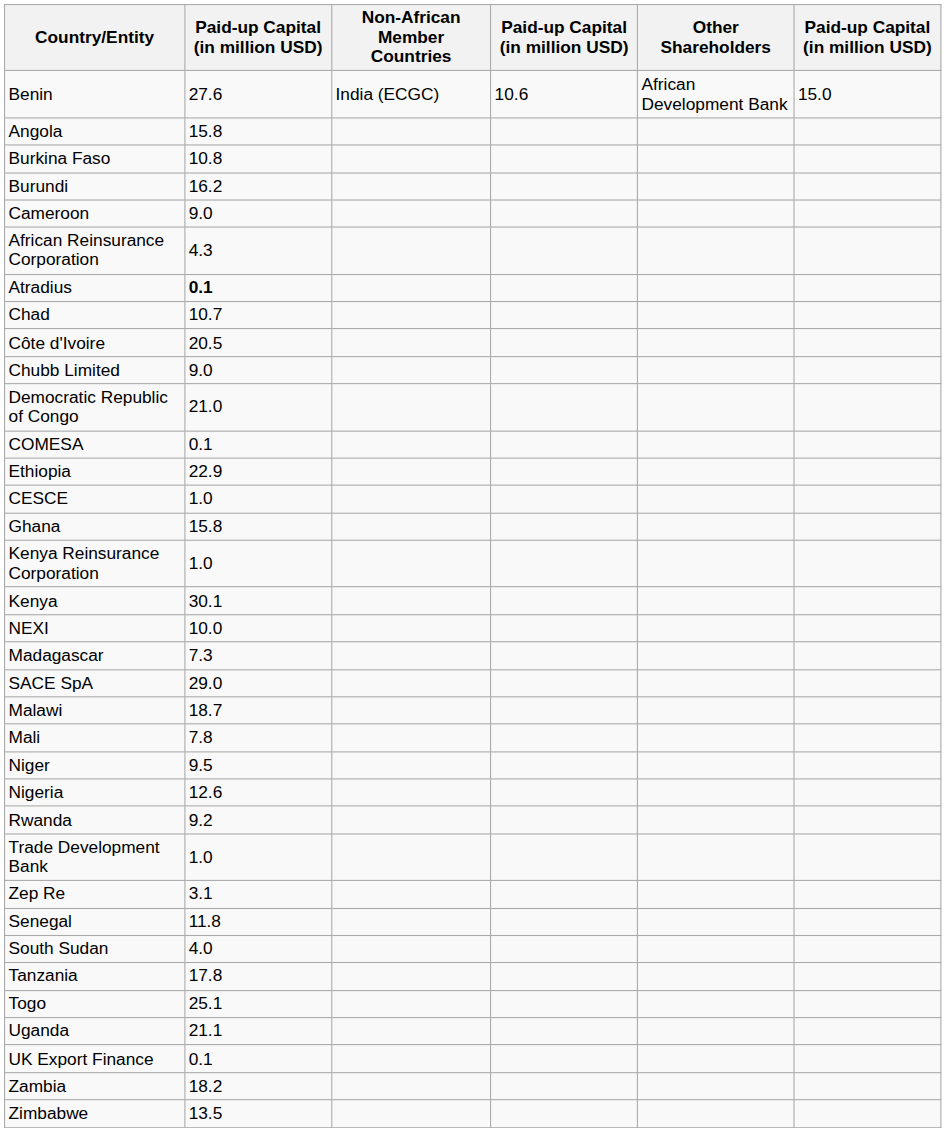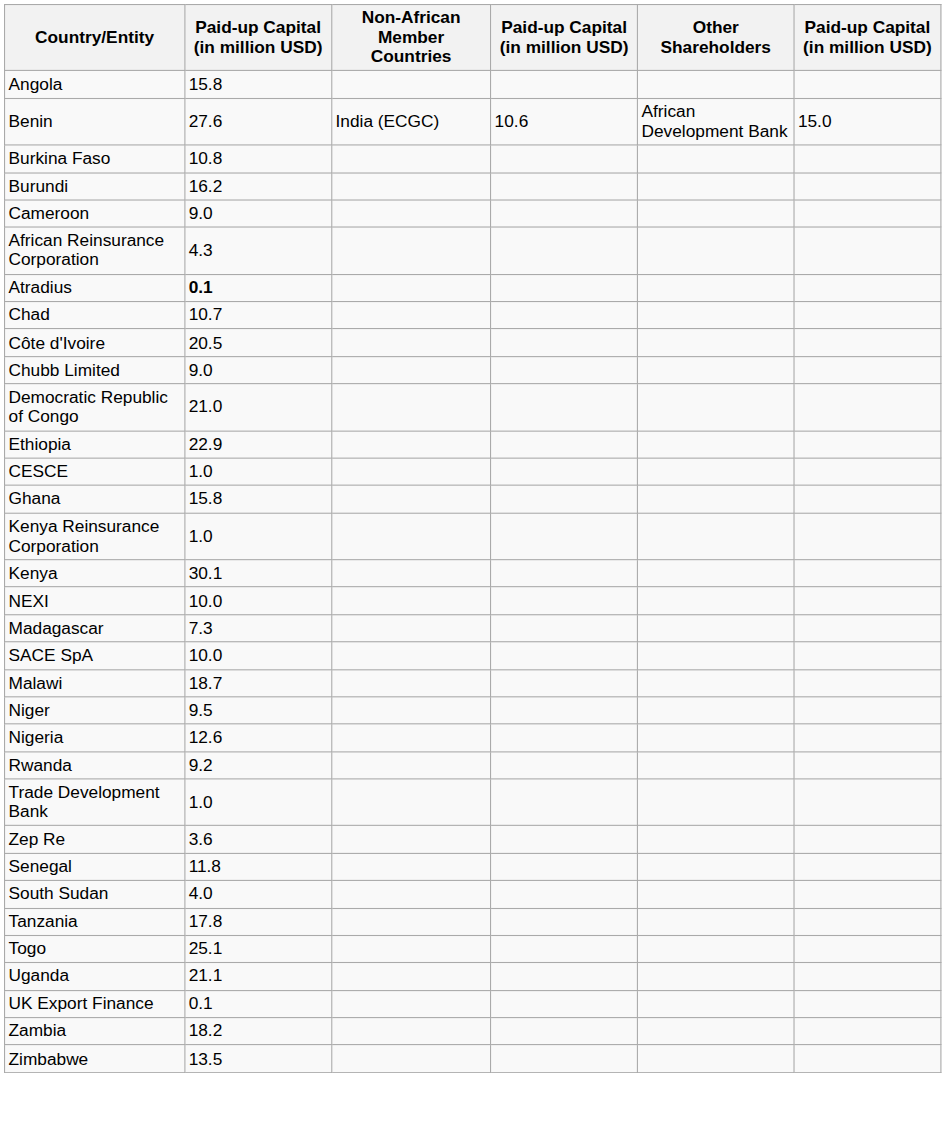rows swapped: (35, 131) <-> (31, 94)
- row: (46, 444)
(205, 682) 29.0 -> (205, 655) 10.0
- row: (24, 737)
(201, 894) 3.1 -> (201, 839) 3.6
